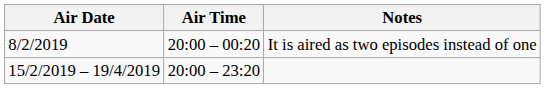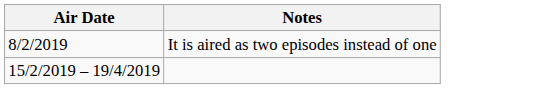- column: (214, 17)
